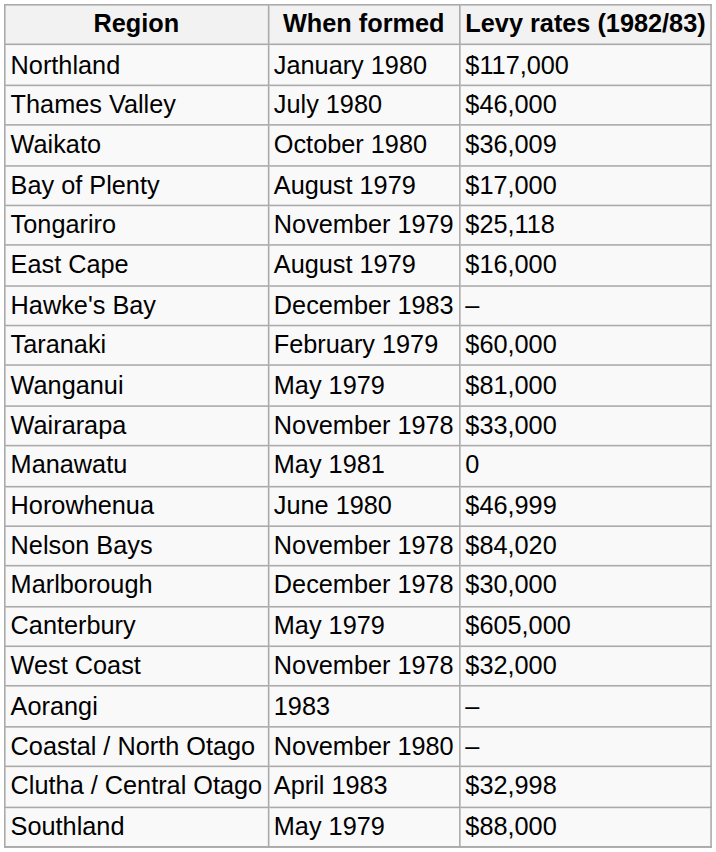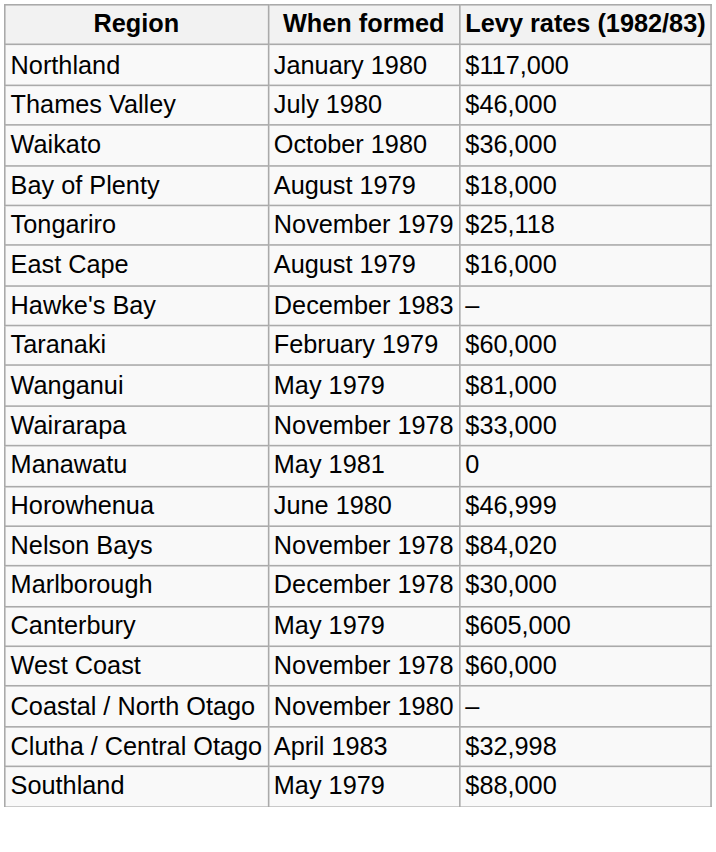(511, 144) $36,009 -> (511, 144) $36,000
(511, 184) $17,000 -> (511, 184) $18,000
(511, 666) $32,000 -> (511, 666) $60,000
- row: (54, 706)
